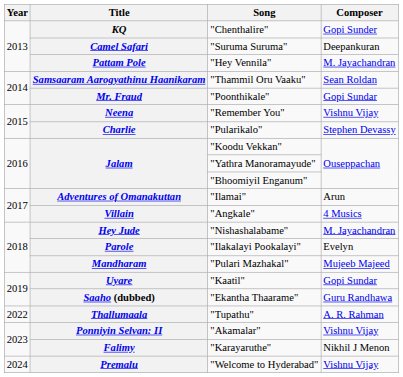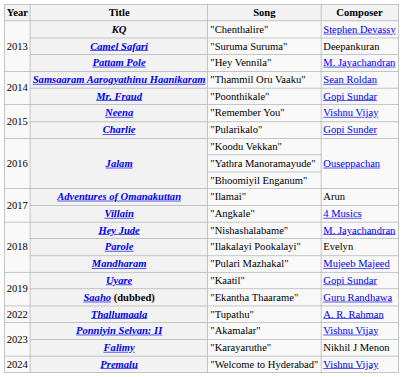(350, 29) Gopi Sunder -> (359, 29) Stephen Devassy
(359, 130) Stephen Devassy -> (350, 130) Gopi Sunder
